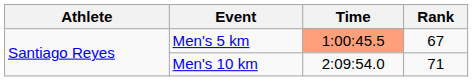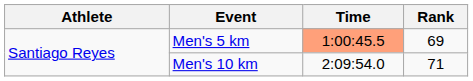(436, 41) 67 -> (436, 41) 69
